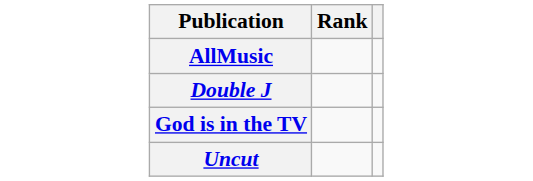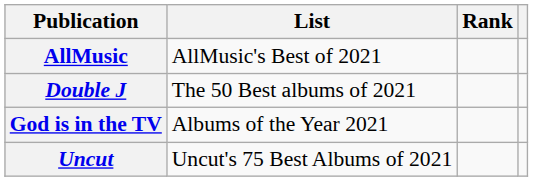+ column: (312, 21)
